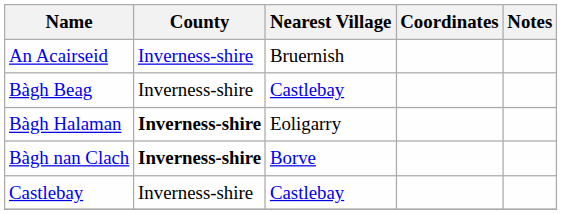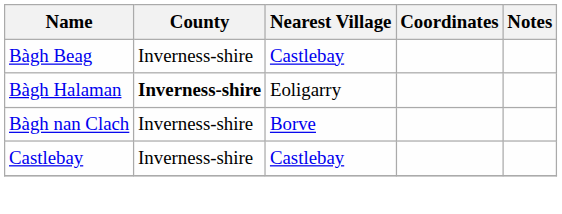- row: (58, 55)
(200, 158) bold -> (196, 124) normal
